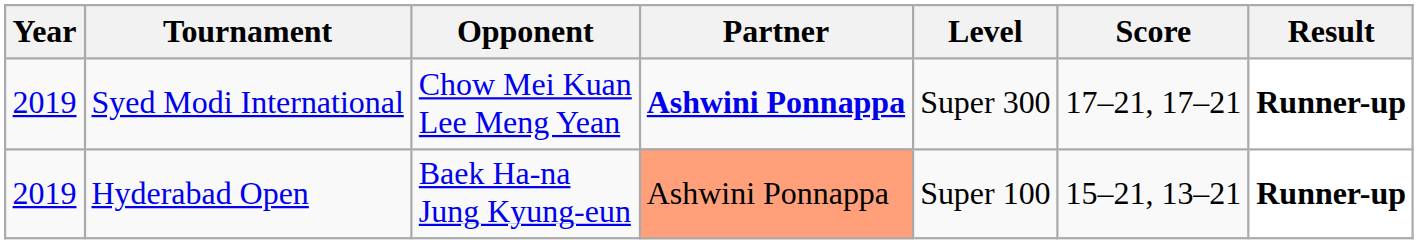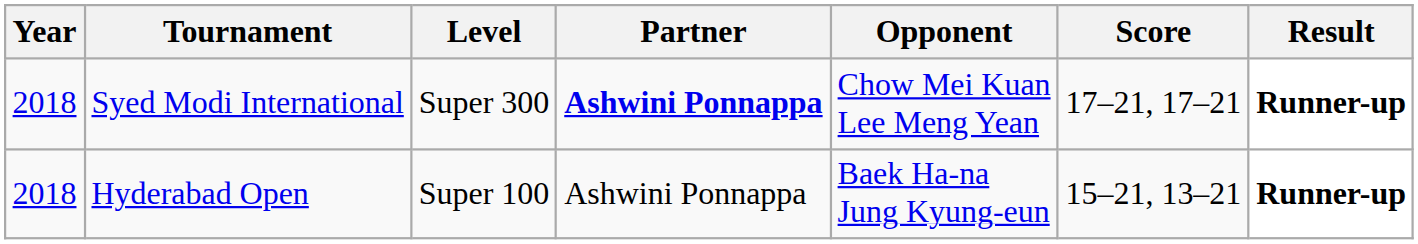columns swapped: (985, 31) <-> (525, 31)
(45, 102) 2019 -> (45, 102) 2018
(45, 193) 2019 -> (45, 193) 2018
(768, 193) lightsalmon background -> (685, 193) no background
